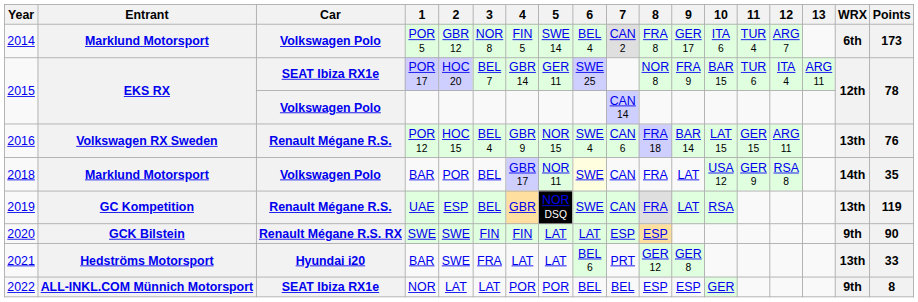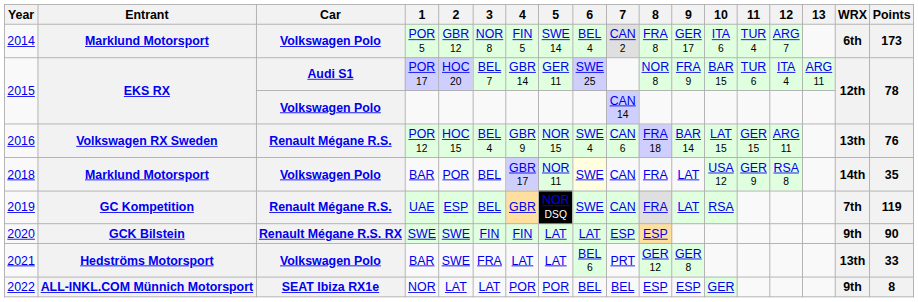(330, 74) SEAT Ibiza RX1e -> (330, 74) Audi S1
(852, 208) 13th -> (852, 208) 7th
(330, 261) Hyundai i20 -> (330, 261) Volkswagen Polo
